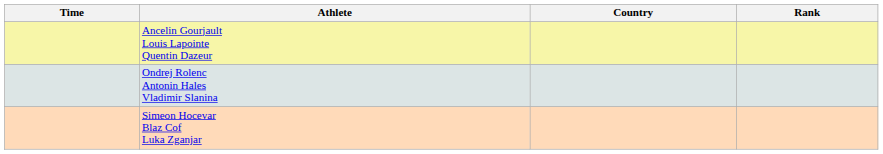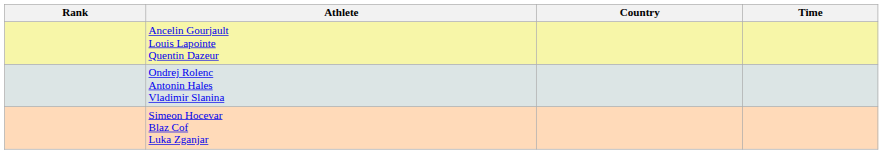columns swapped: (807, 13) <-> (72, 13)
